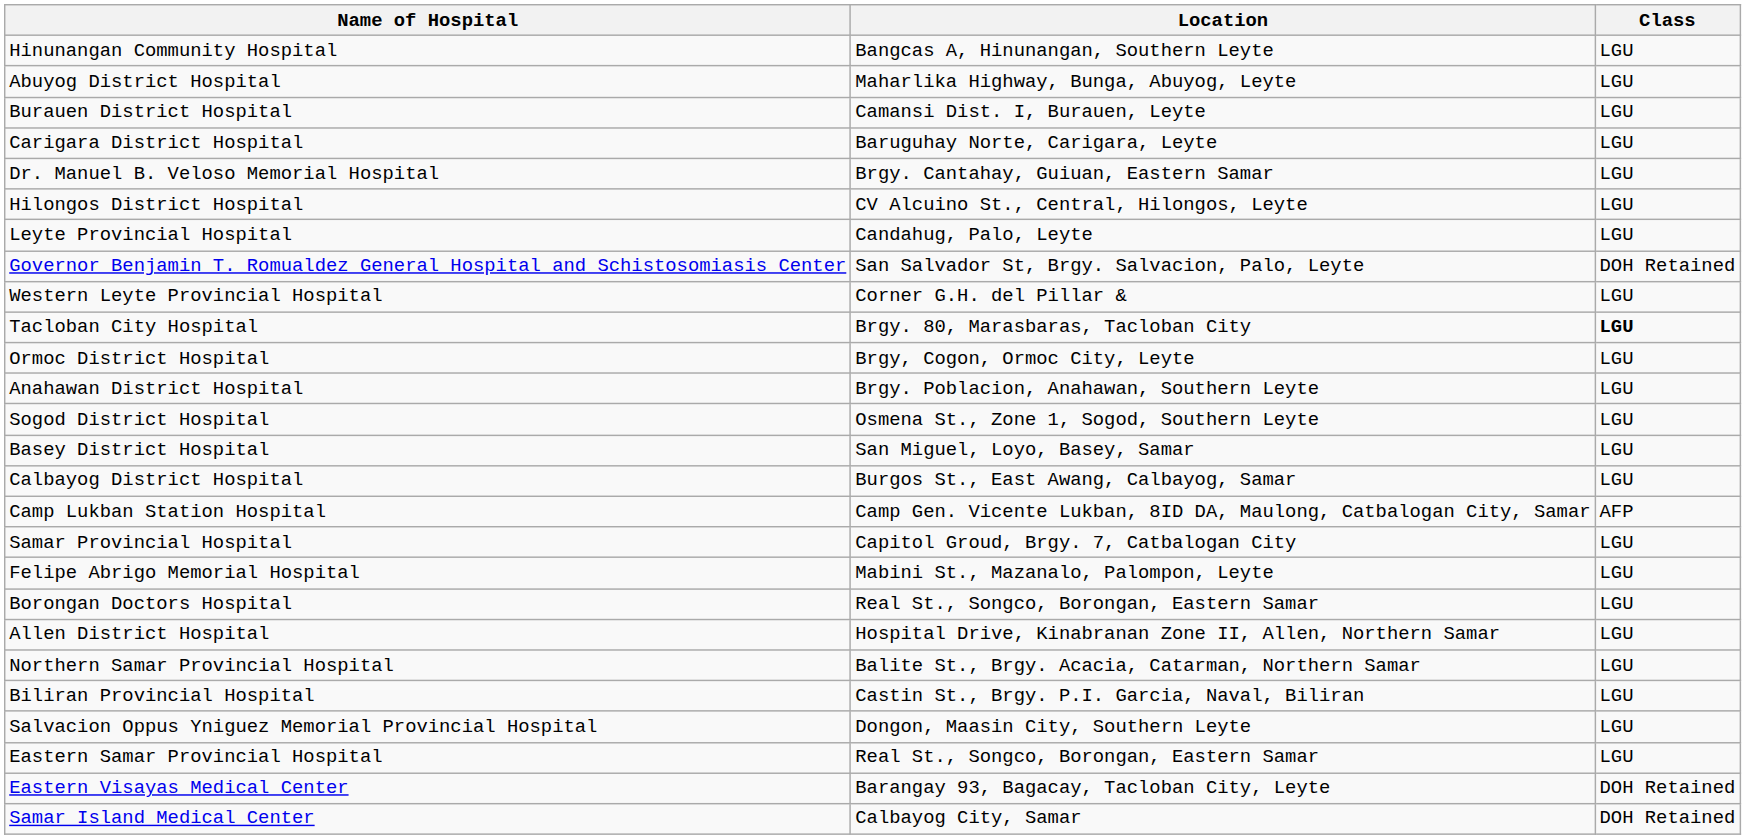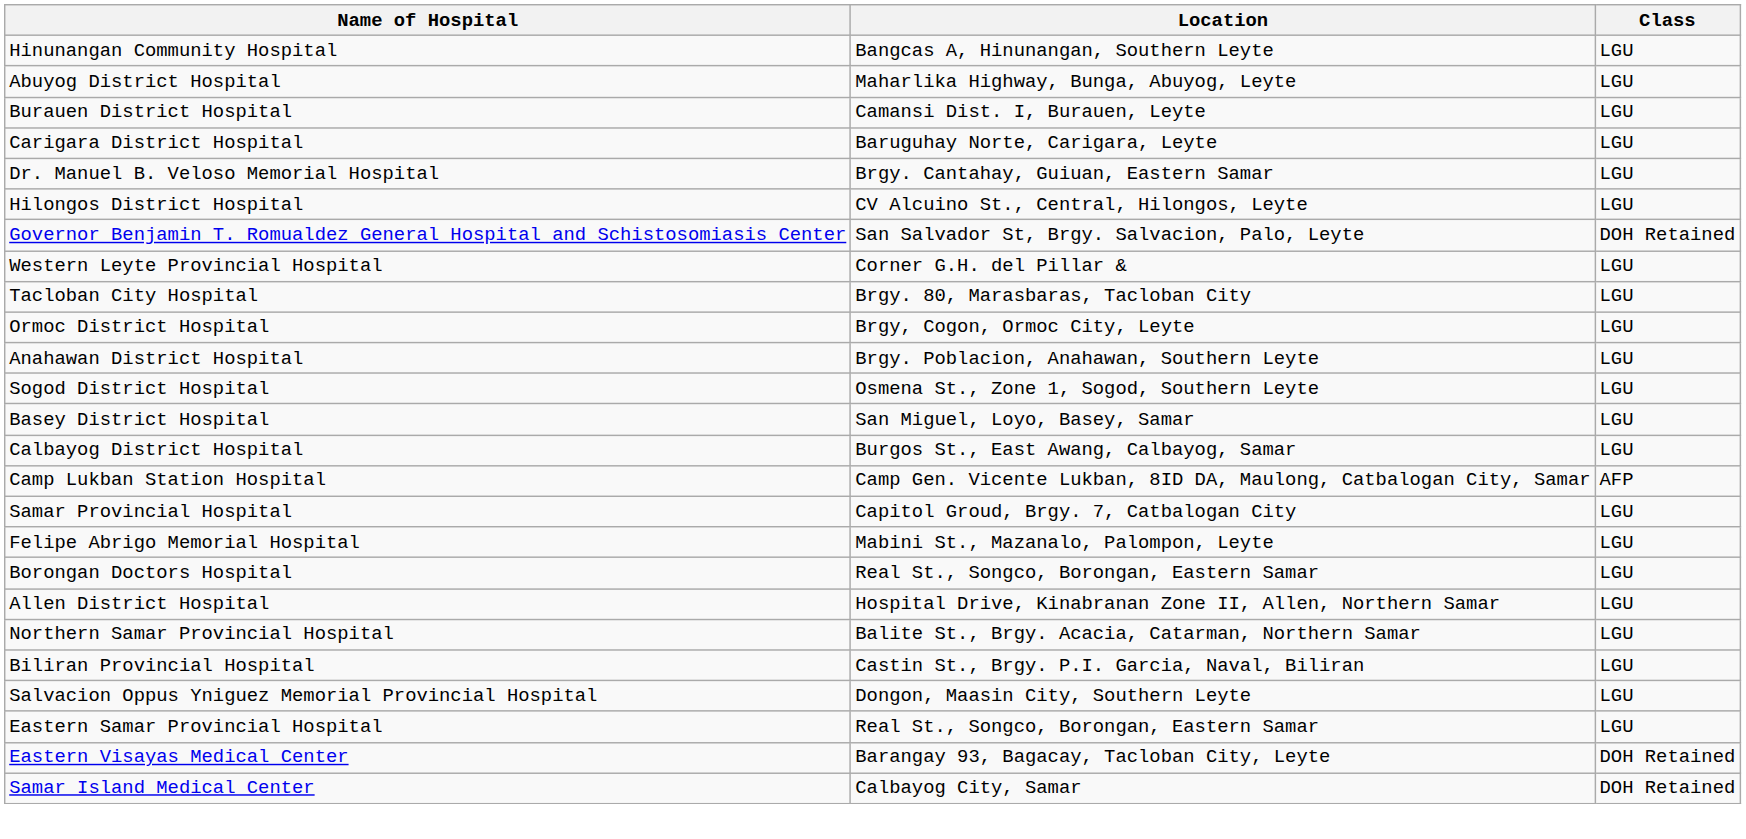- row: (151, 235)
(1616, 327) bold -> (1616, 297) normal
